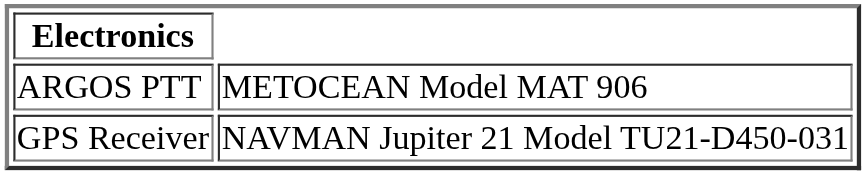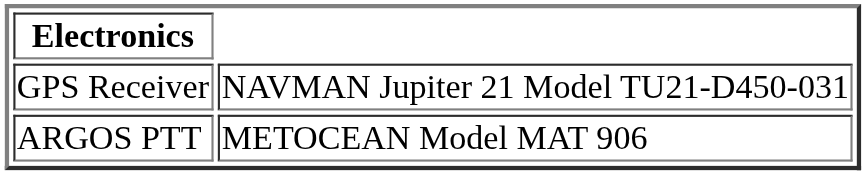rows swapped: (109, 86) <-> (113, 137)
